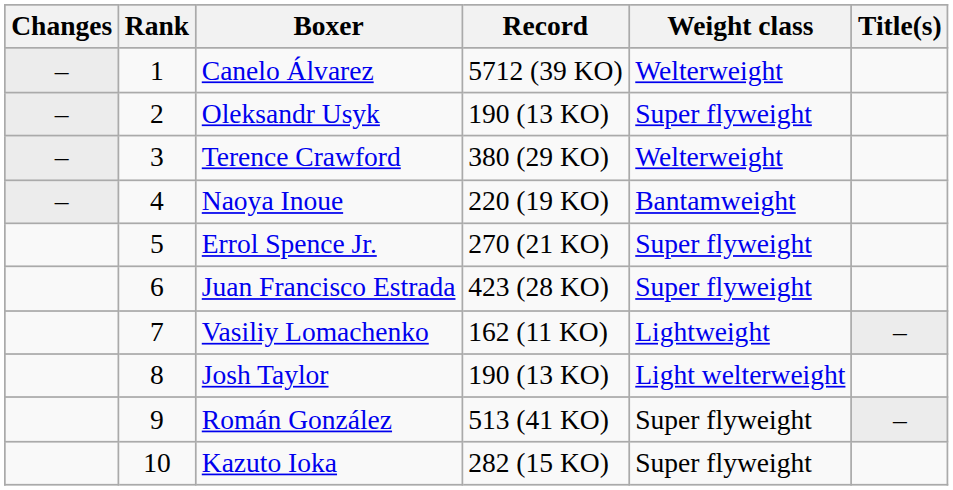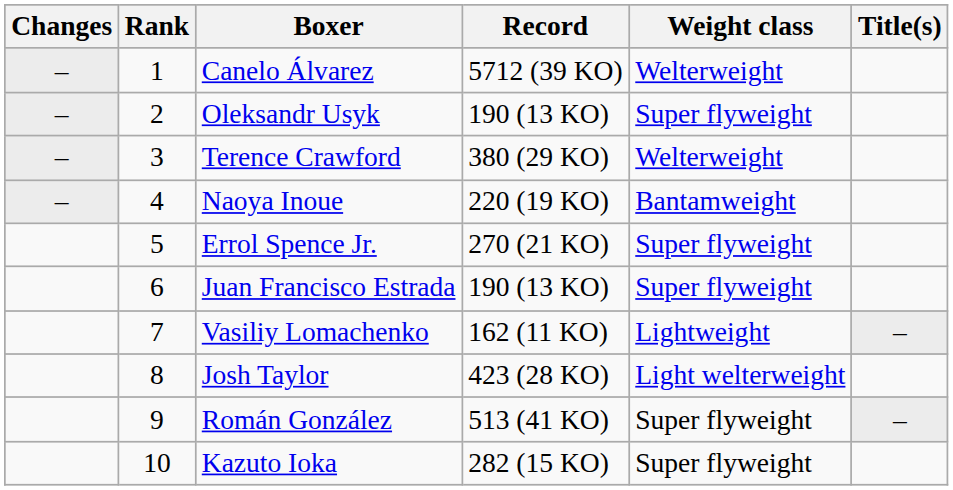(539, 288) 423 (28 KO) -> (539, 288) 190 (13 KO)
(539, 375) 190 (13 KO) -> (539, 375) 423 (28 KO)
